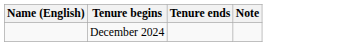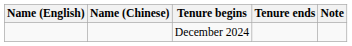+ column: (130, 13)
